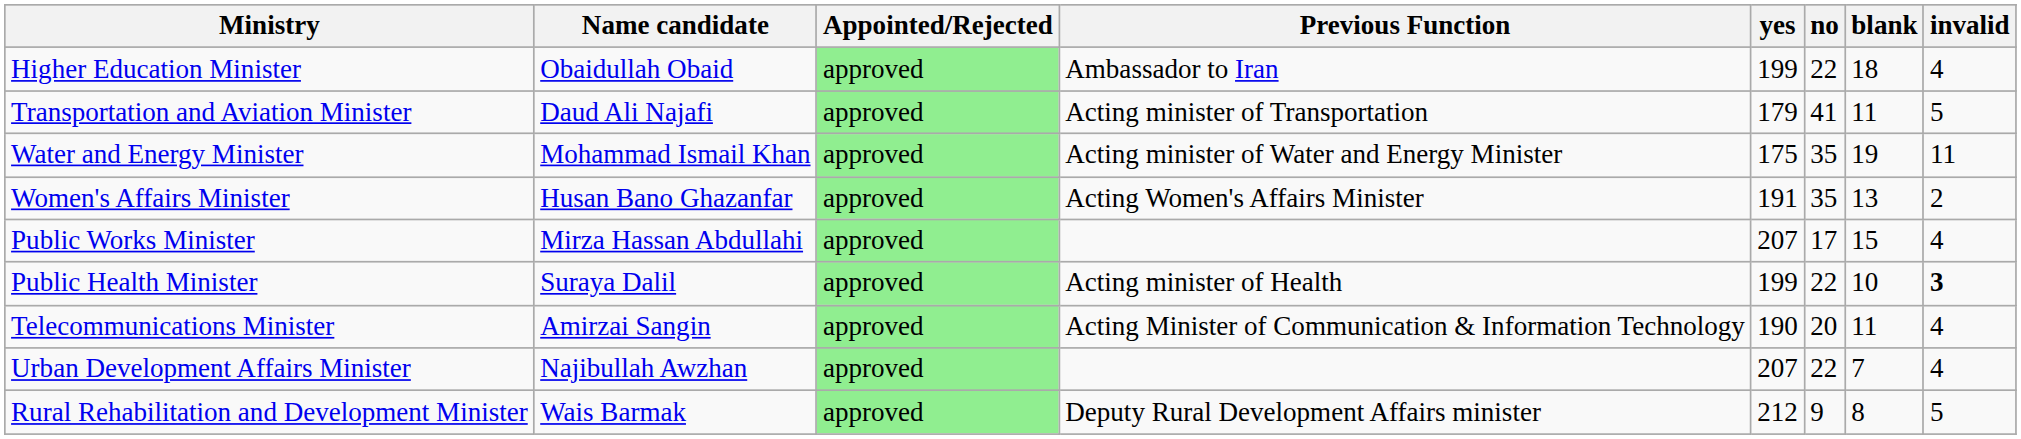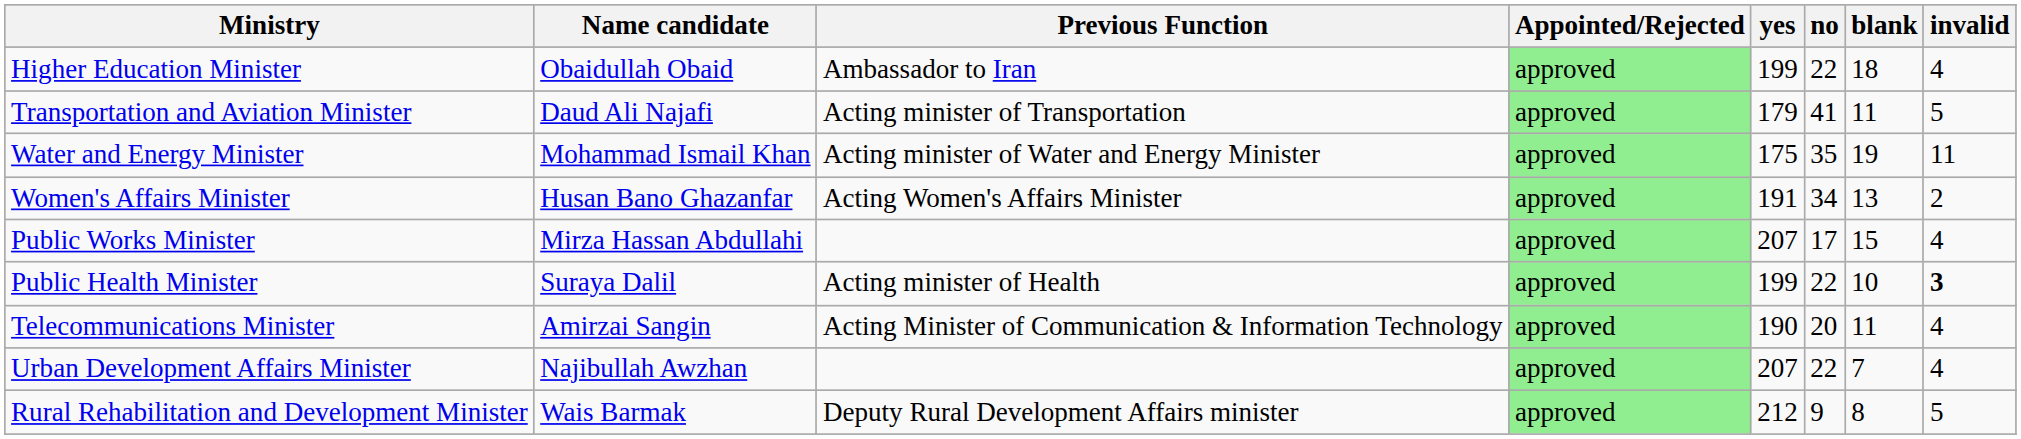columns swapped: (1405, 25) <-> (938, 25)
(1824, 197) 35 -> (1824, 197) 34
